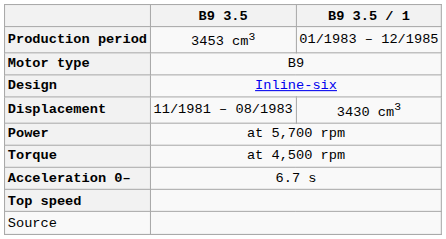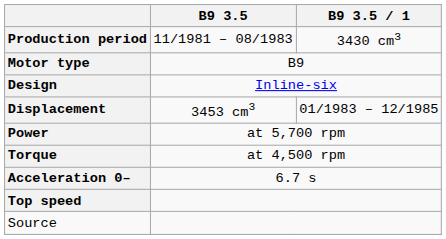(223, 40) 3453 cm3 -> (223, 40) 11/1981 – 08/1983
(369, 40) 01/1983 – 12/1985 -> (369, 40) 3430 cm3
(223, 110) 11/1981 – 08/1983 -> (223, 110) 3453 cm3
(369, 110) 3430 cm3 -> (369, 110) 01/1983 – 12/1985
